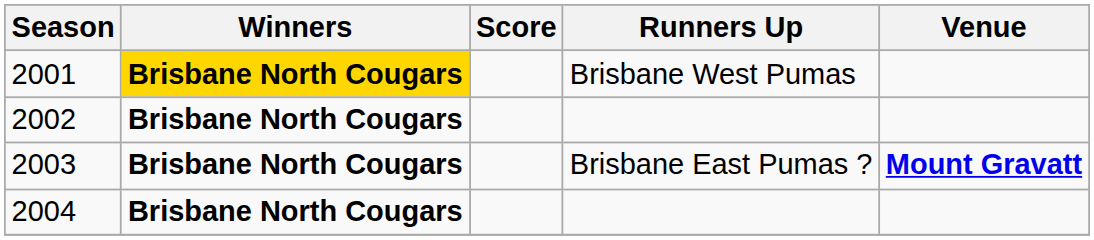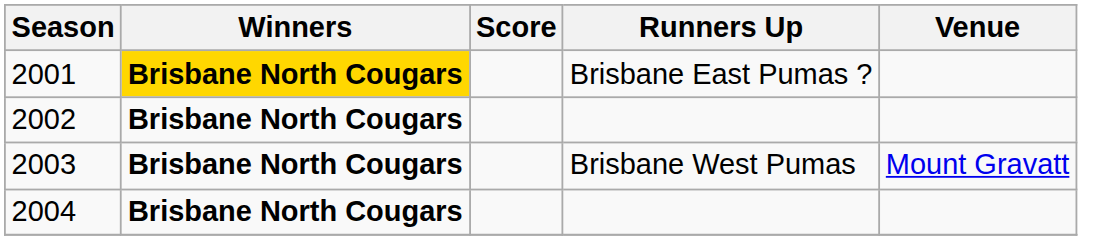(713, 73) Brisbane West Pumas -> (721, 73) Brisbane East Pumas ?
(721, 165) Brisbane East Pumas ? -> (713, 165) Brisbane West Pumas
(984, 165) bold -> (978, 165) normal
